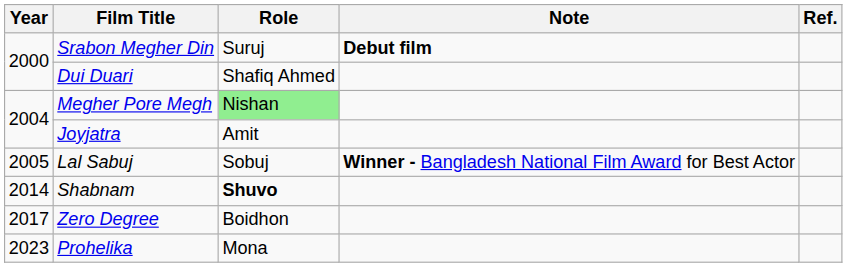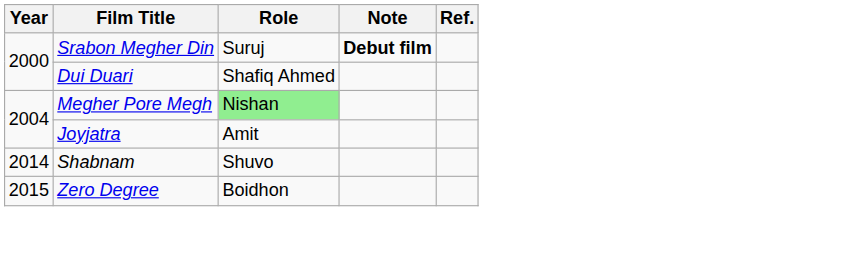- row: (95, 162)
(250, 190) bold -> (248, 162) normal
(29, 219) 2017 -> (29, 190) 2015
- row: (95, 248)
